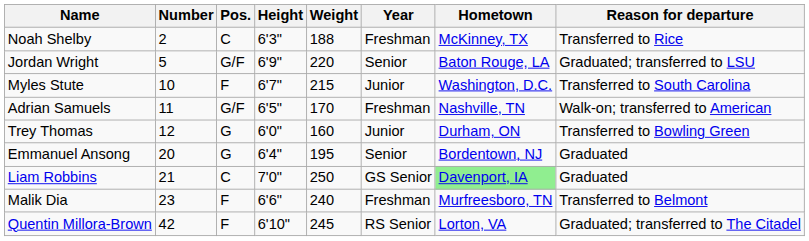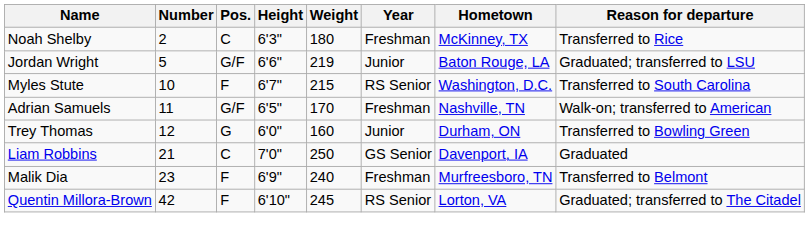(322, 39) 188 -> (322, 39) 180
(270, 62) 6'9" -> (270, 62) 6'6"
(322, 62) 220 -> (322, 62) 219
(386, 62) Senior -> (385, 62) Junior
(385, 85) Junior -> (398, 85) RS Senior
- row: (69, 154)
(483, 177) lightgreen background -> (483, 154) no background
(270, 200) 6'6" -> (270, 177) 6'9"
